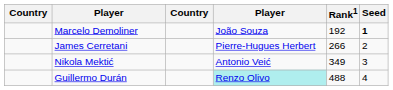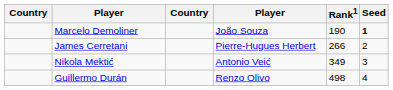(337, 30) 192 -> (337, 30) 190
(243, 77) paleturquoise background -> (243, 77) no background
(337, 77) 488 -> (337, 77) 498
